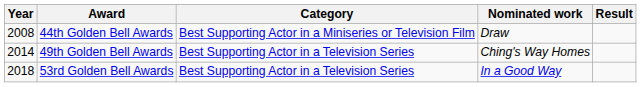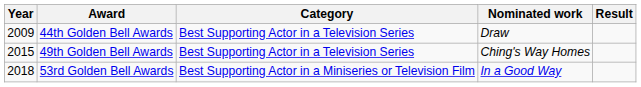(21, 33) 2008 -> (21, 33) 2009
(327, 33) Best Supporting Actor in a Miniseries or Television Film -> (297, 33) Best Supporting Actor in a Television Series
(21, 52) 2014 -> (21, 52) 2015
(297, 71) Best Supporting Actor in a Television Series -> (327, 71) Best Supporting Actor in a Miniseries or Television Film
